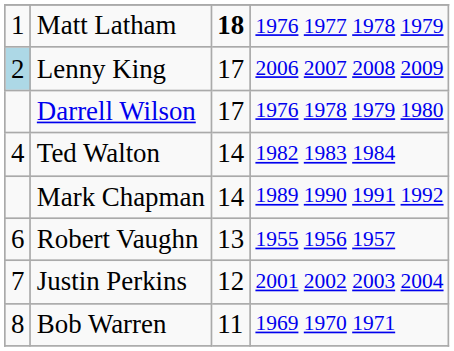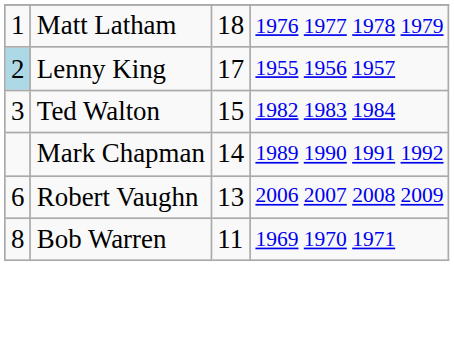(231, 25) bold -> (231, 25) normal
(349, 68) 2006 2007 2008 2009 -> (325, 68) 1955 1956 1957
- row: (116, 111)
(18, 153) 4 -> (18, 111) 3
(231, 153) 14 -> (231, 111) 15
(325, 238) 1955 1956 1957 -> (349, 196) 2006 2007 2008 2009
- row: (112, 281)
